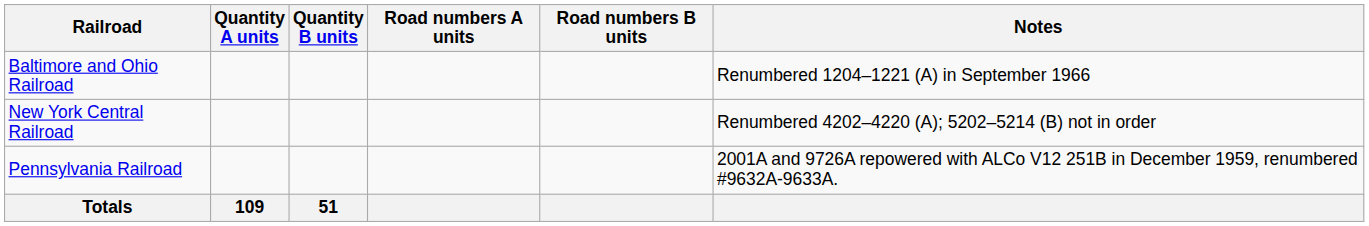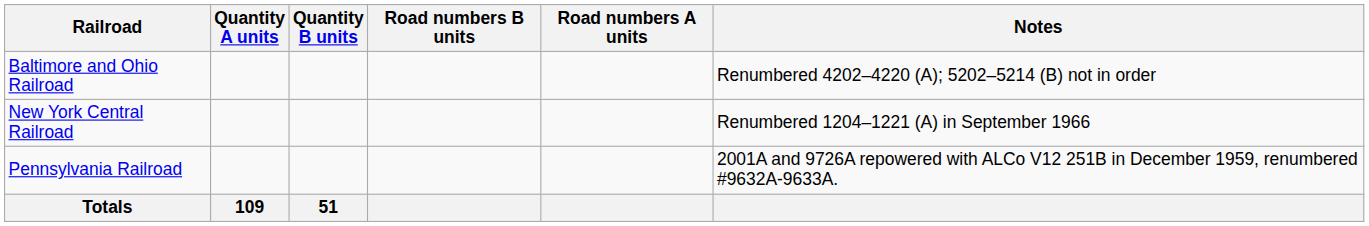columns swapped: (454, 28) <-> (626, 28)
(904, 75) Renumbered 1204–1221 (A) in September 1966 -> (937, 75) Renumbered 4202–4220 (A); 5202–5214 (B) not in order
(937, 122) Renumbered 4202–4220 (A); 5202–5214 (B) not in order -> (904, 122) Renumbered 1204–1221 (A) in September 1966
